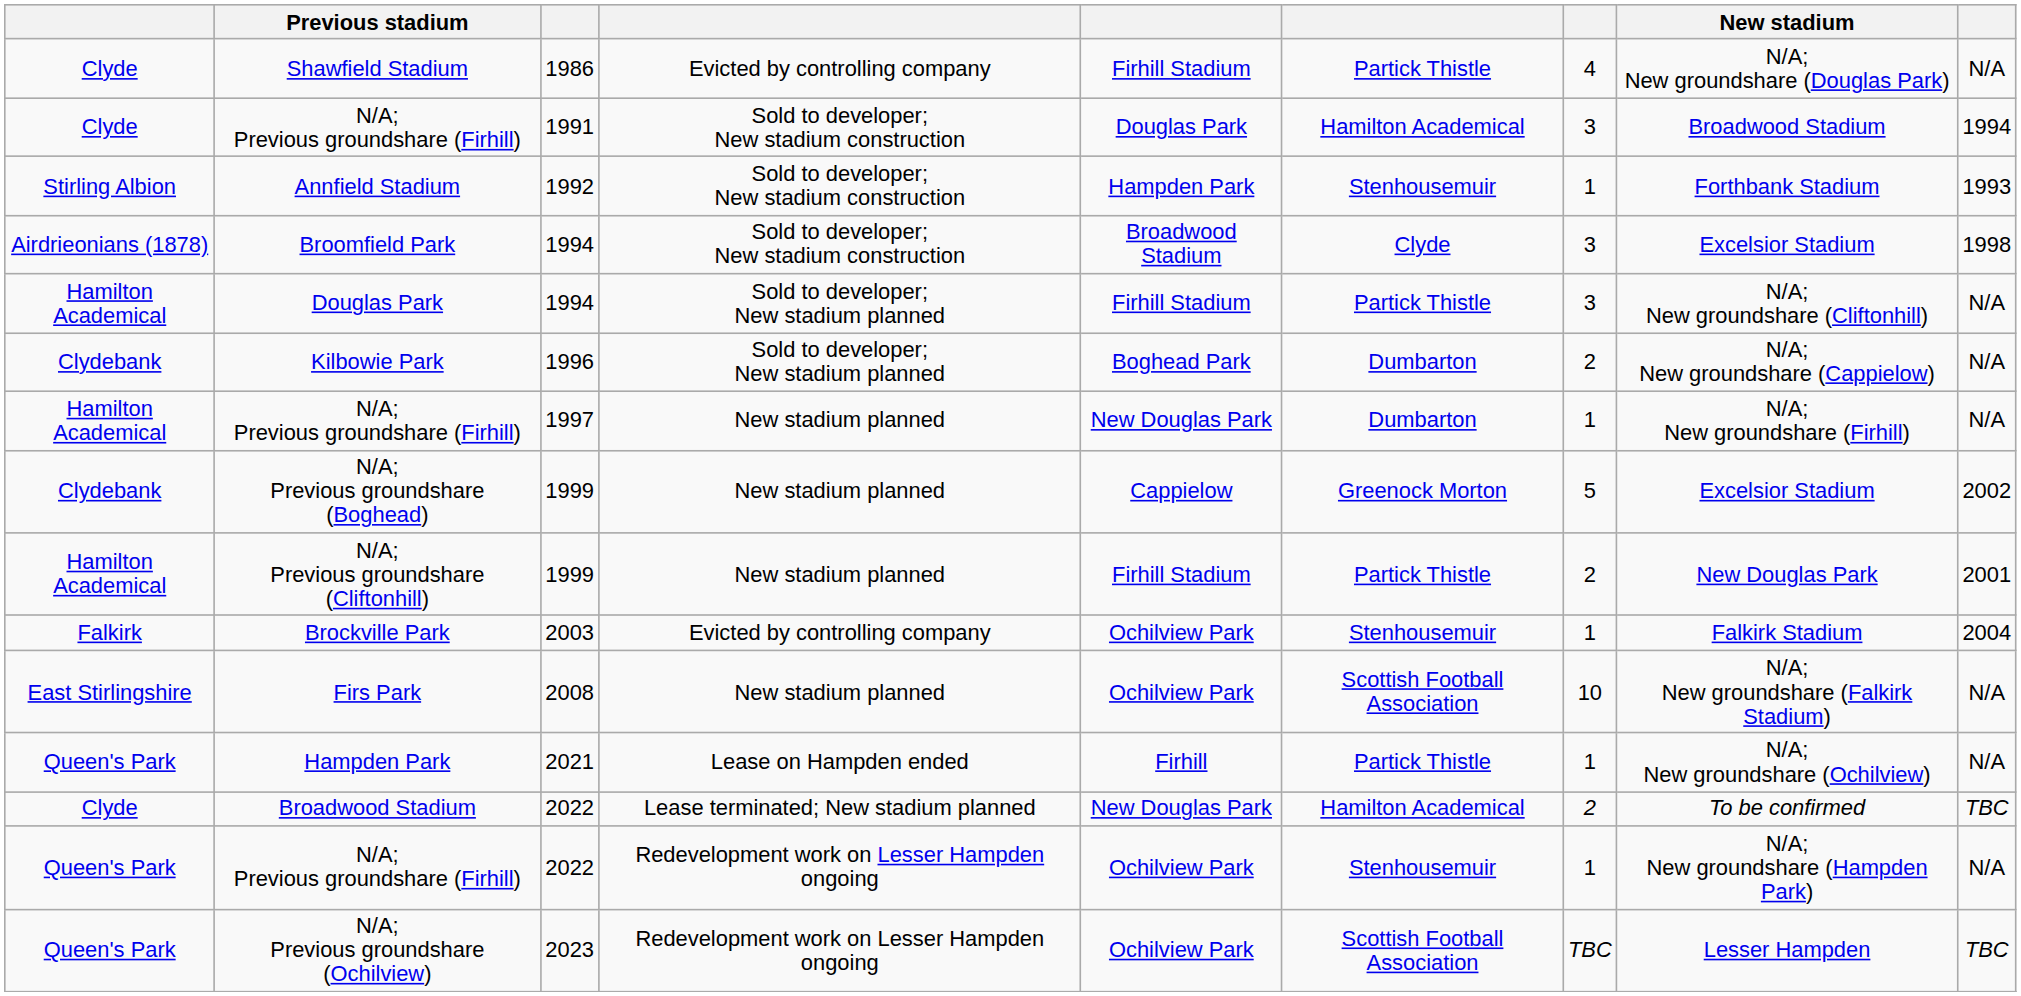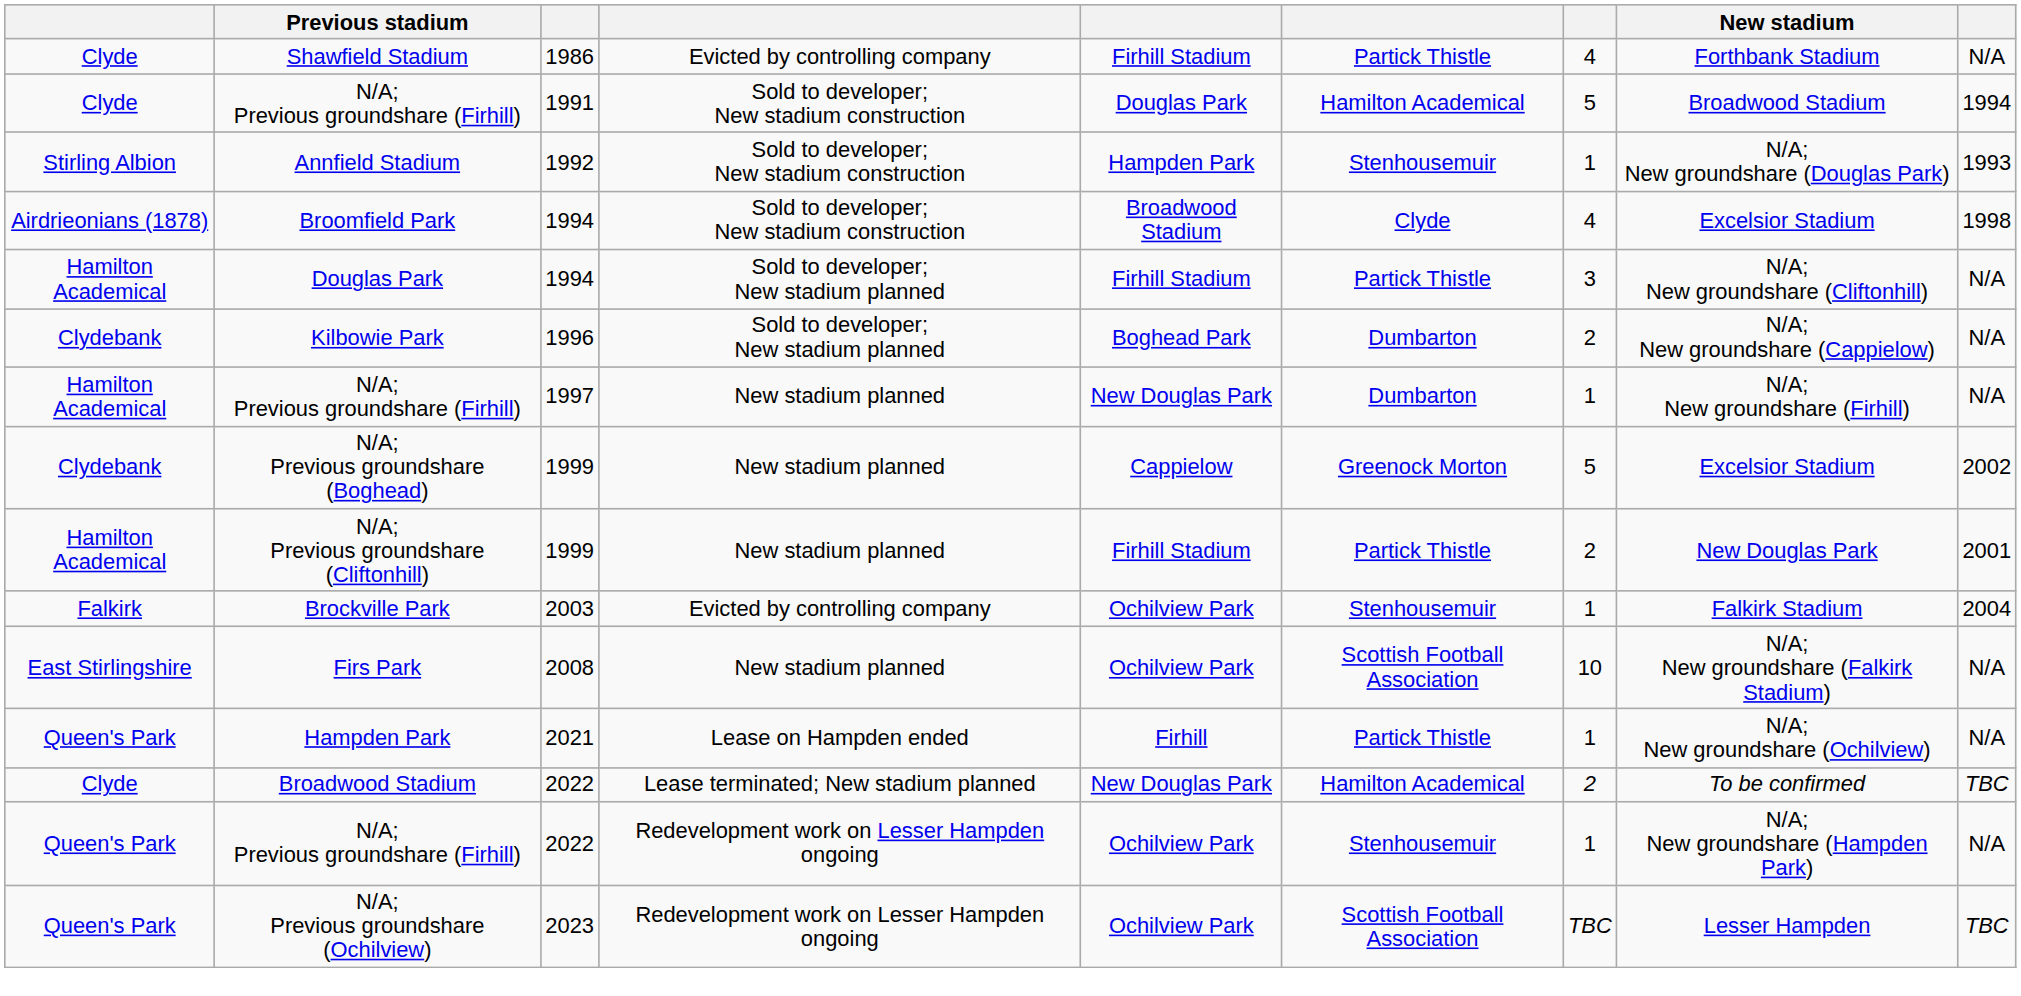(1787, 68) N/A; New groundshare (Douglas Park) -> (1787, 56) Forthbank Stadium
(1590, 127) 3 -> (1590, 103) 5
(1787, 186) Forthbank Stadium -> (1787, 161) N/A; New groundshare (Douglas Park)
(1590, 244) 3 -> (1590, 220) 4
